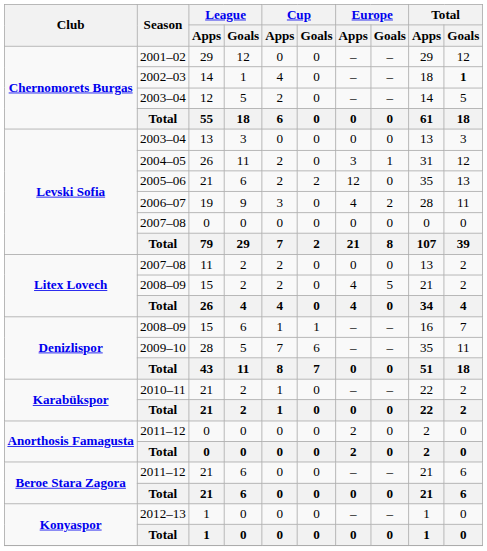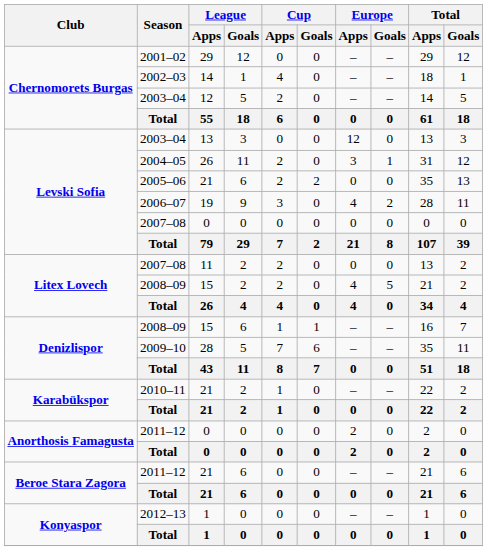(463, 77) bold -> (463, 77) normal
(353, 139) 0 -> (353, 139) 12
(353, 181) 12 -> (353, 181) 0
